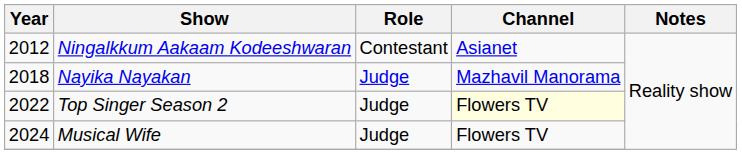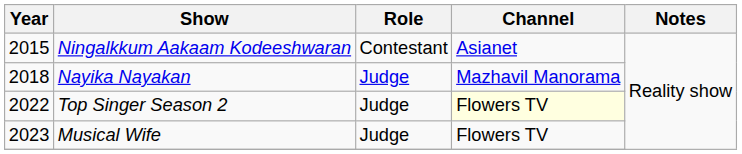(29, 47) 2012 -> (29, 47) 2015
(29, 134) 2024 -> (29, 134) 2023
